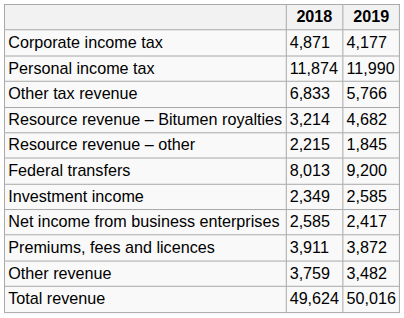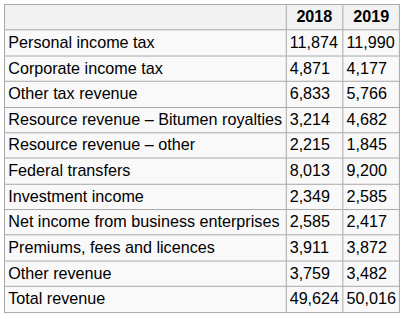rows swapped: (81, 68) <-> (85, 42)
